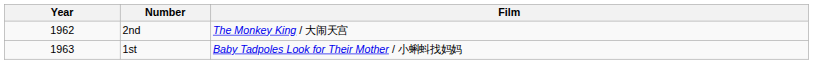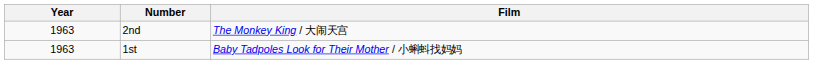(62, 31) 1962 -> (62, 31) 1963
